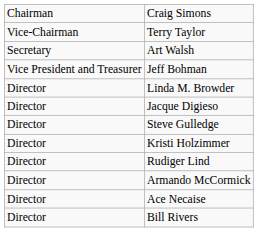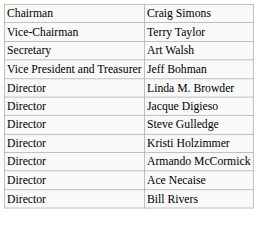- row: (178, 161)
